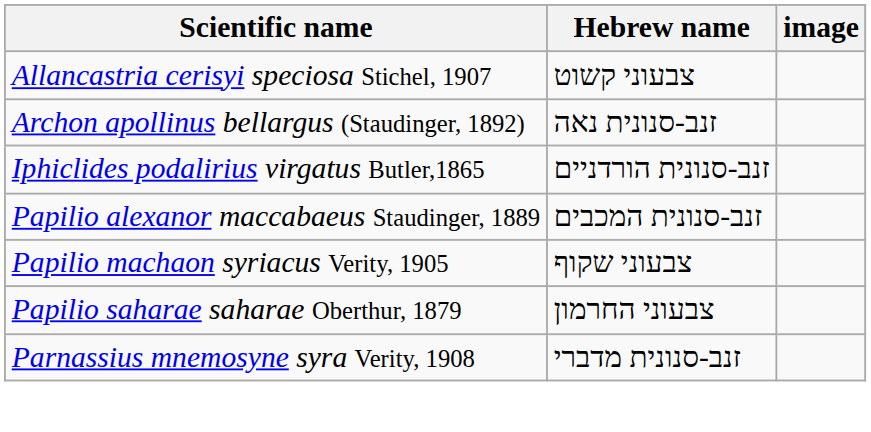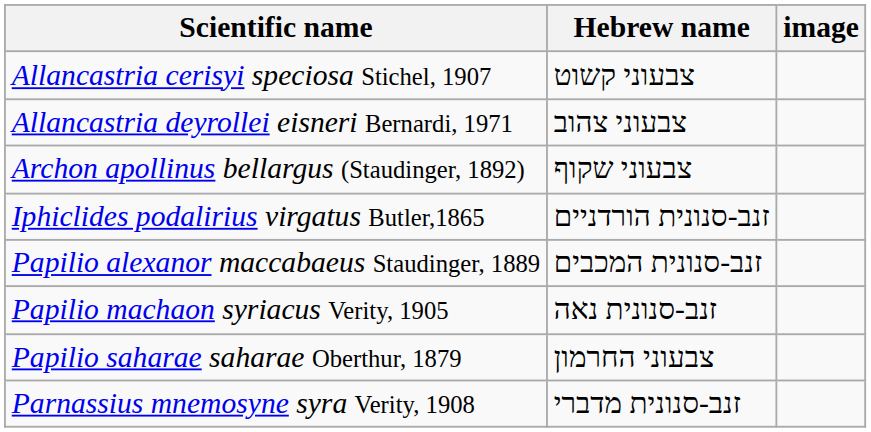+ row: (262, 121)
(635, 121) זנב-סנונית נאה -> (623, 168) צבעוני שקוף
(623, 262) צבעוני שקוף -> (635, 309) זנב-סנונית נאה
